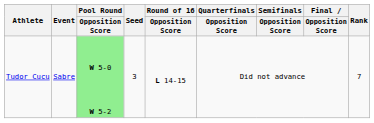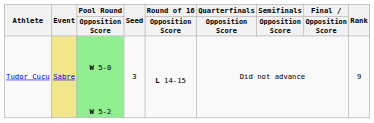(64, 76) no background -> (64, 76) khaki background
(359, 76) 7 -> (359, 76) 9
